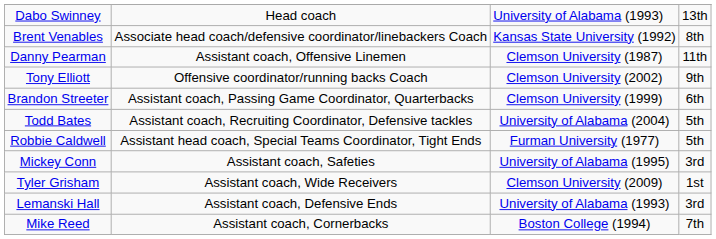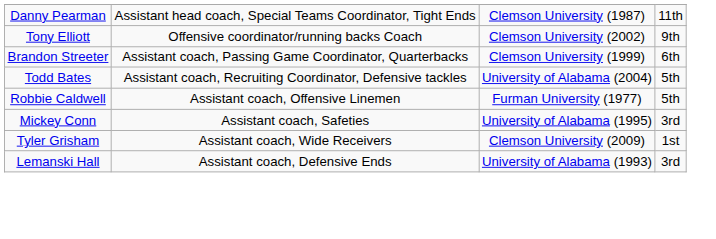- row: (58, 15)
- row: (58, 36)
(301, 57) Assistant coach, Offensive Linemen -> (295, 15) Assistant head coach, Special Teams Coordinator, Tight Ends
(301, 141) Assistant head coach, Special Teams Coordinator, Tight Ends -> (295, 99) Assistant coach, Offensive Linemen
- row: (58, 225)
